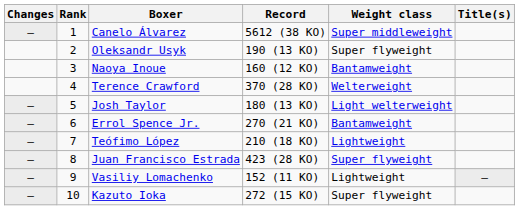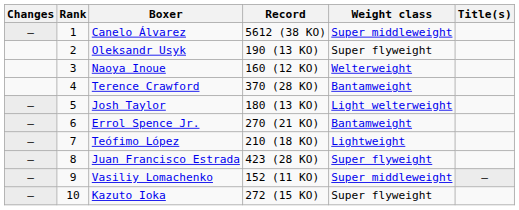(372, 68) Bantamweight -> (372, 68) Welterweight
(372, 86) Welterweight -> (372, 86) Bantamweight
(368, 178) Lightweight -> (392, 178) Super middleweight
